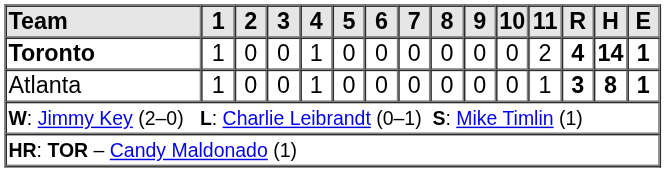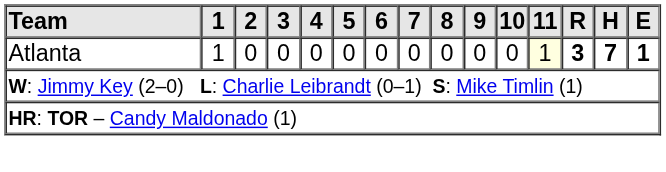- row: (52, 53)
(316, 85) 1 -> (316, 53) 0
(545, 85) no background -> (545, 53) lightyellow background
(610, 85) 8 -> (610, 53) 7
